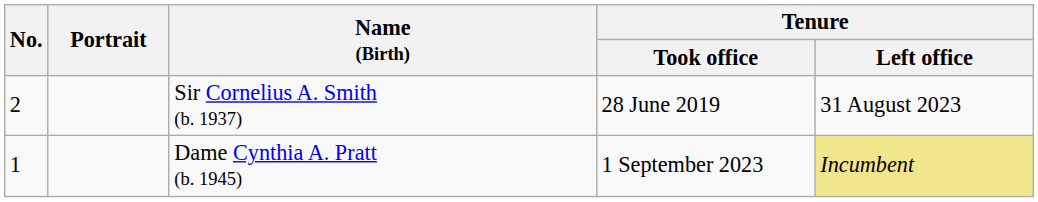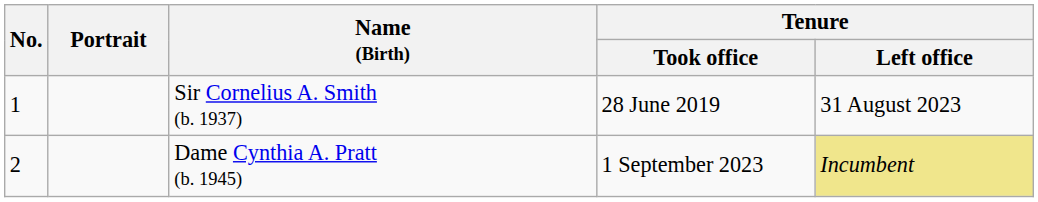(15, 105) 2 -> (15, 105) 1
(15, 165) 1 -> (15, 165) 2
